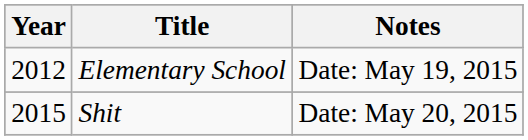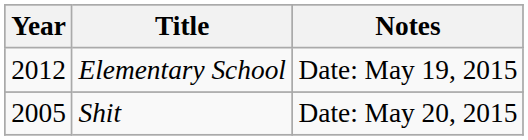(39, 112) 2015 -> (39, 112) 2005
